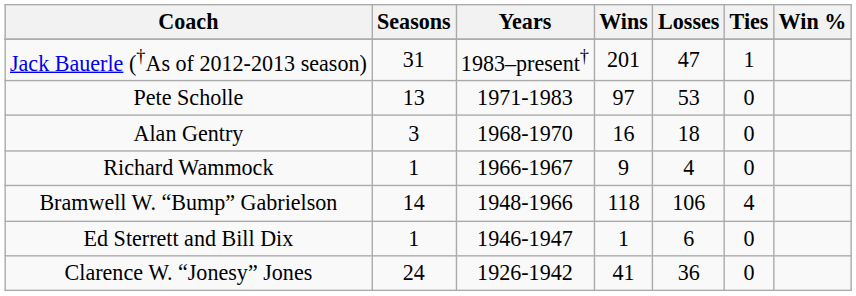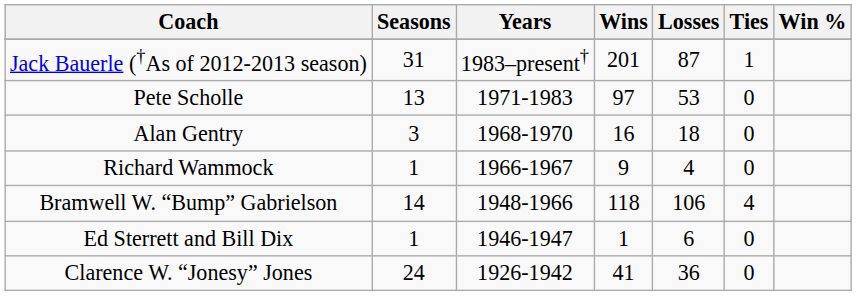(689, 60) 47 -> (689, 60) 87
